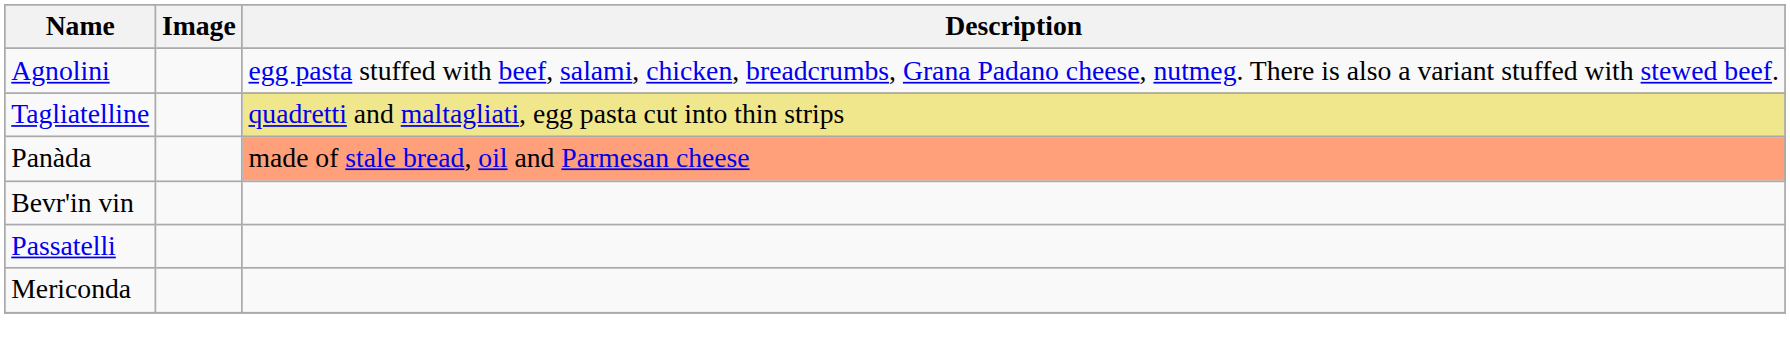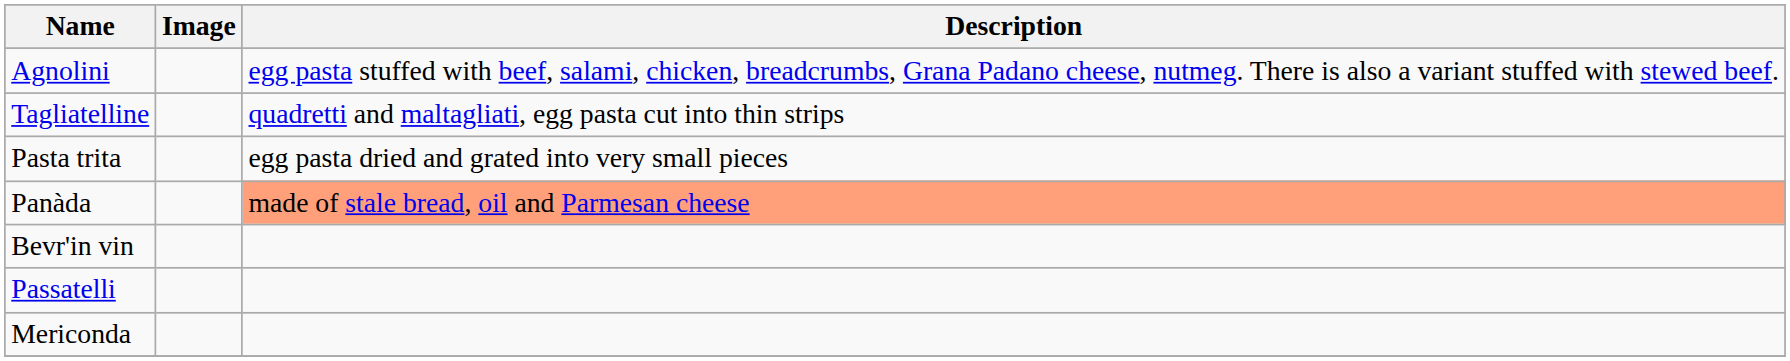(546, 114) khaki background -> (546, 114) no background
+ row: (66, 158)
